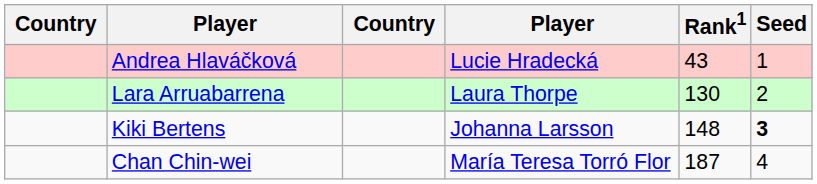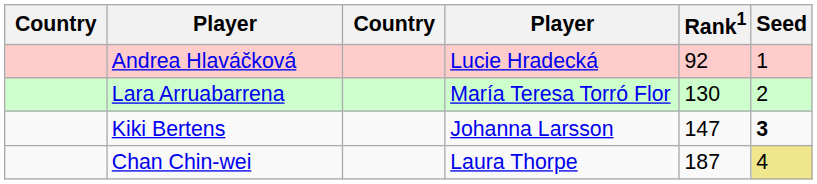(696, 60) 43 -> (696, 60) 92
(514, 94) Laura Thorpe -> (560, 94) María Teresa Torró Flor
(702, 128) 148 -> (702, 128) 147
(560, 162) María Teresa Torró Flor -> (514, 162) Laura Thorpe
(762, 162) no background -> (762, 162) khaki background
